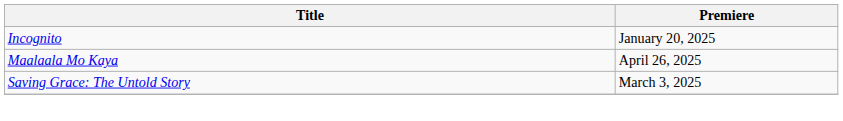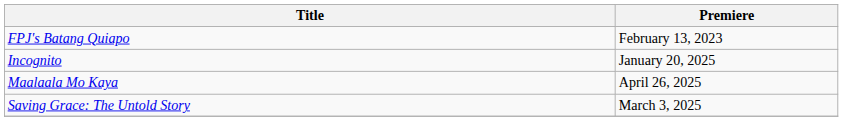+ row: (69, 37)
